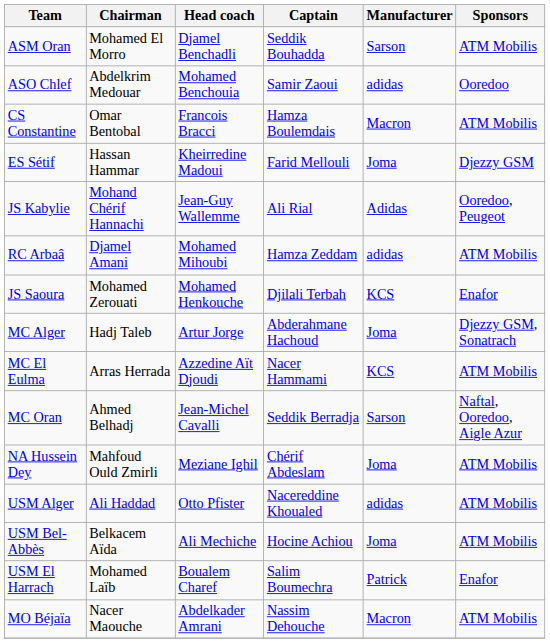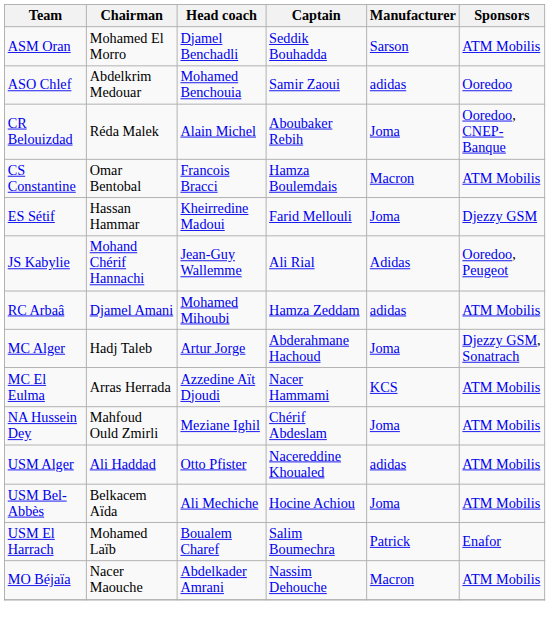+ row: (40, 131)
- row: (36, 294)
- row: (35, 417)
